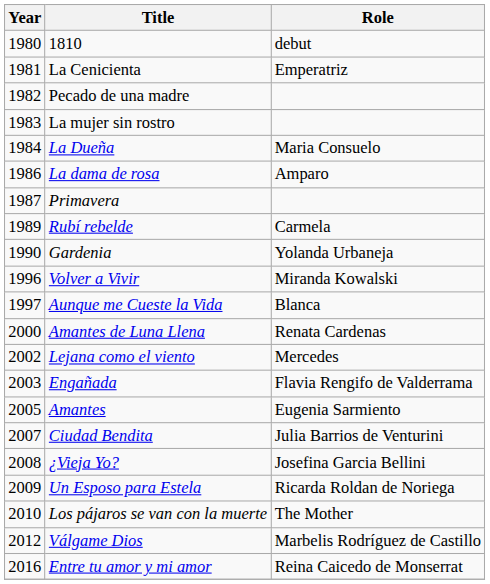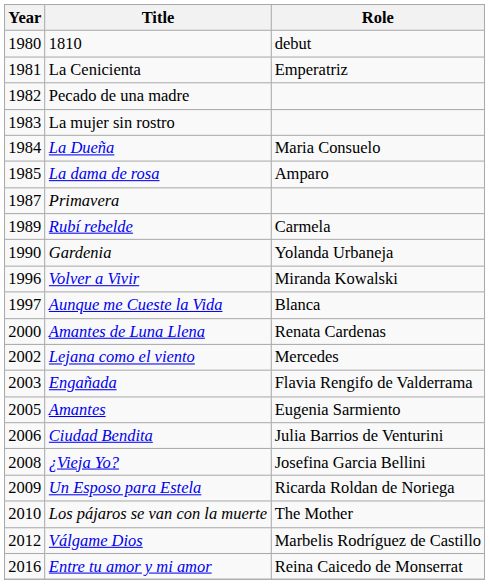(25, 174) 1986 -> (25, 174) 1985
(25, 435) 2007 -> (25, 435) 2006
